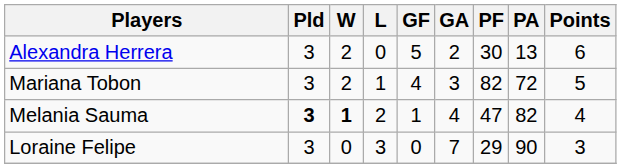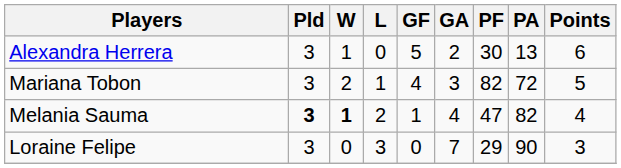(346, 52) 2 -> (346, 52) 1
